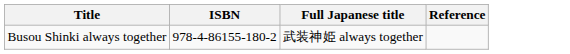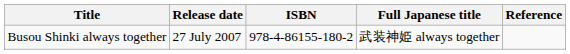+ column: (208, 15)
